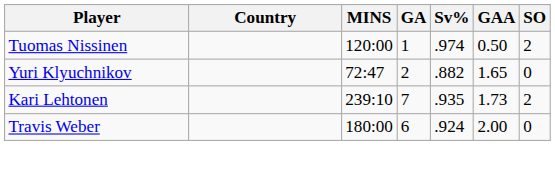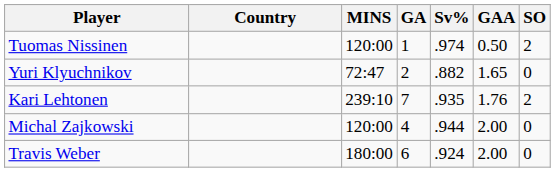(492, 99) 1.73 -> (492, 99) 1.76
+ row: (71, 126)
